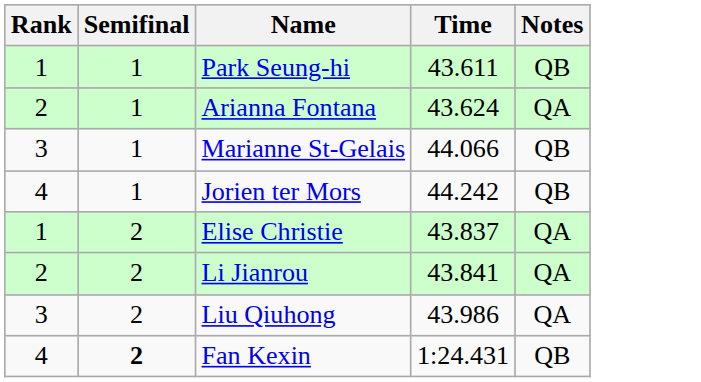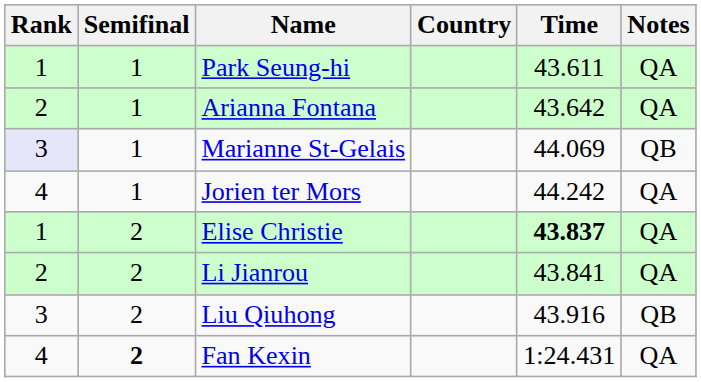+ column: (464, 25)
(552, 66) QB -> (658, 66) QA
(463, 107) 43.624 -> (569, 107) 43.642
(41, 149) no background -> (41, 149) lavender background
(463, 149) 44.066 -> (569, 149) 44.069
(552, 190) QB -> (658, 190) QA
(463, 231) normal -> (569, 231) bold
(463, 314) 43.986 -> (569, 314) 43.916
(552, 314) QA -> (658, 314) QB
(552, 356) QB -> (658, 356) QA
